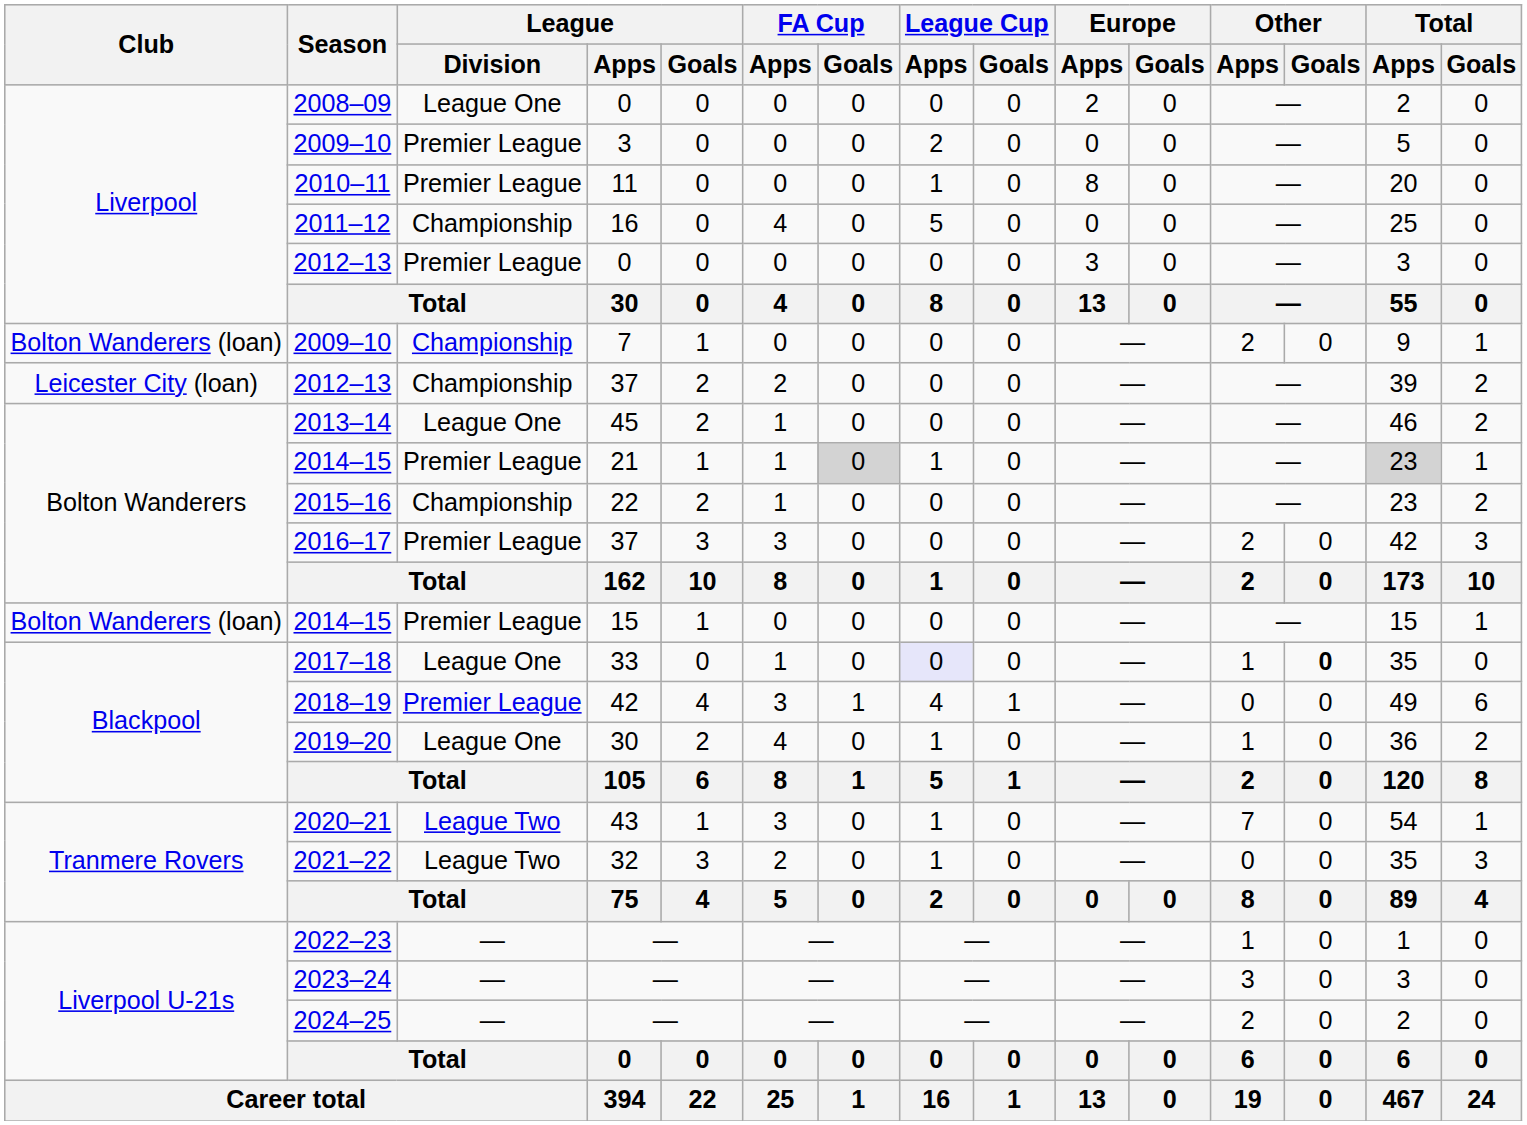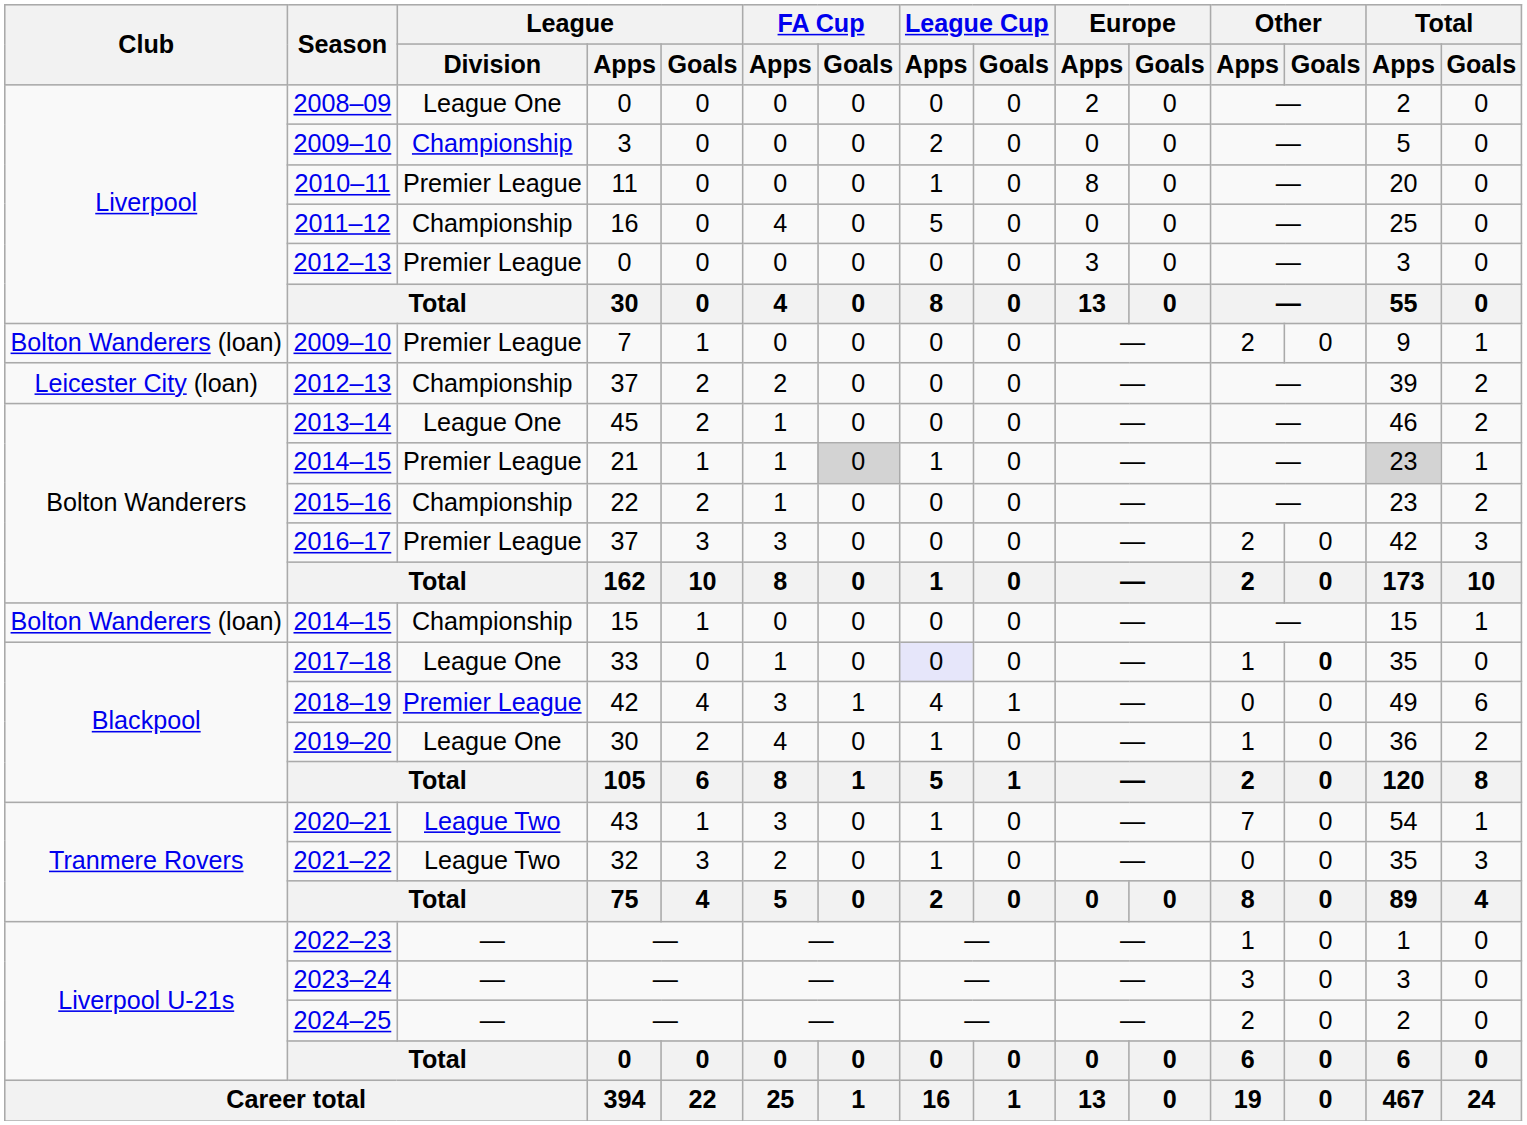(492, 143) Premier League -> (492, 143) Championship
(492, 343) Championship -> (492, 343) Premier League
(492, 622) Premier League -> (492, 622) Championship
